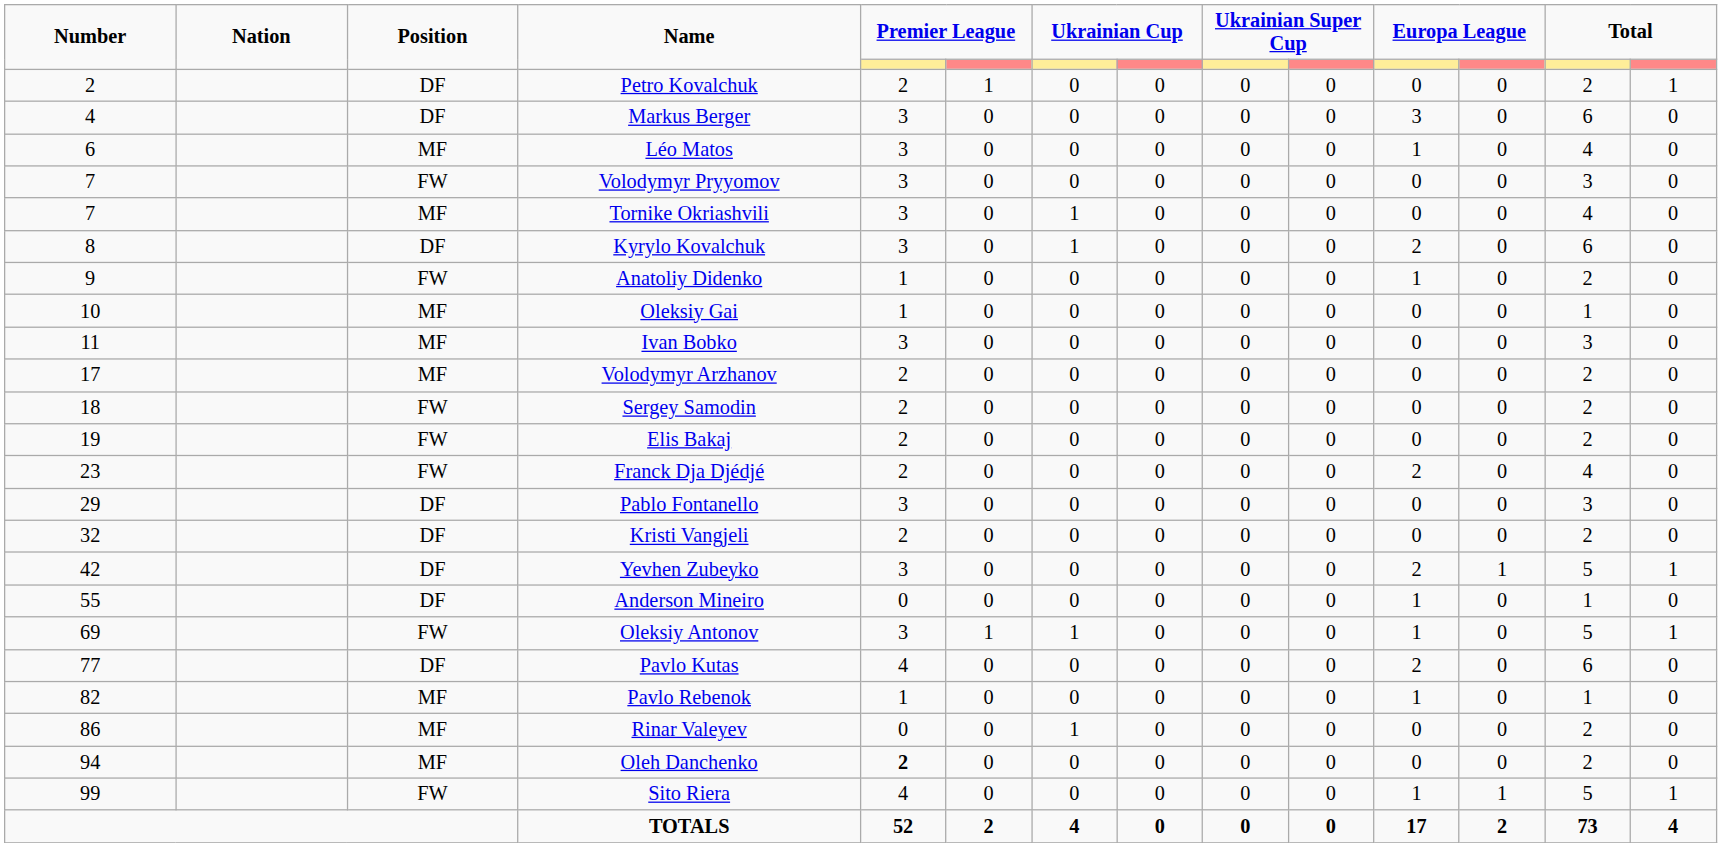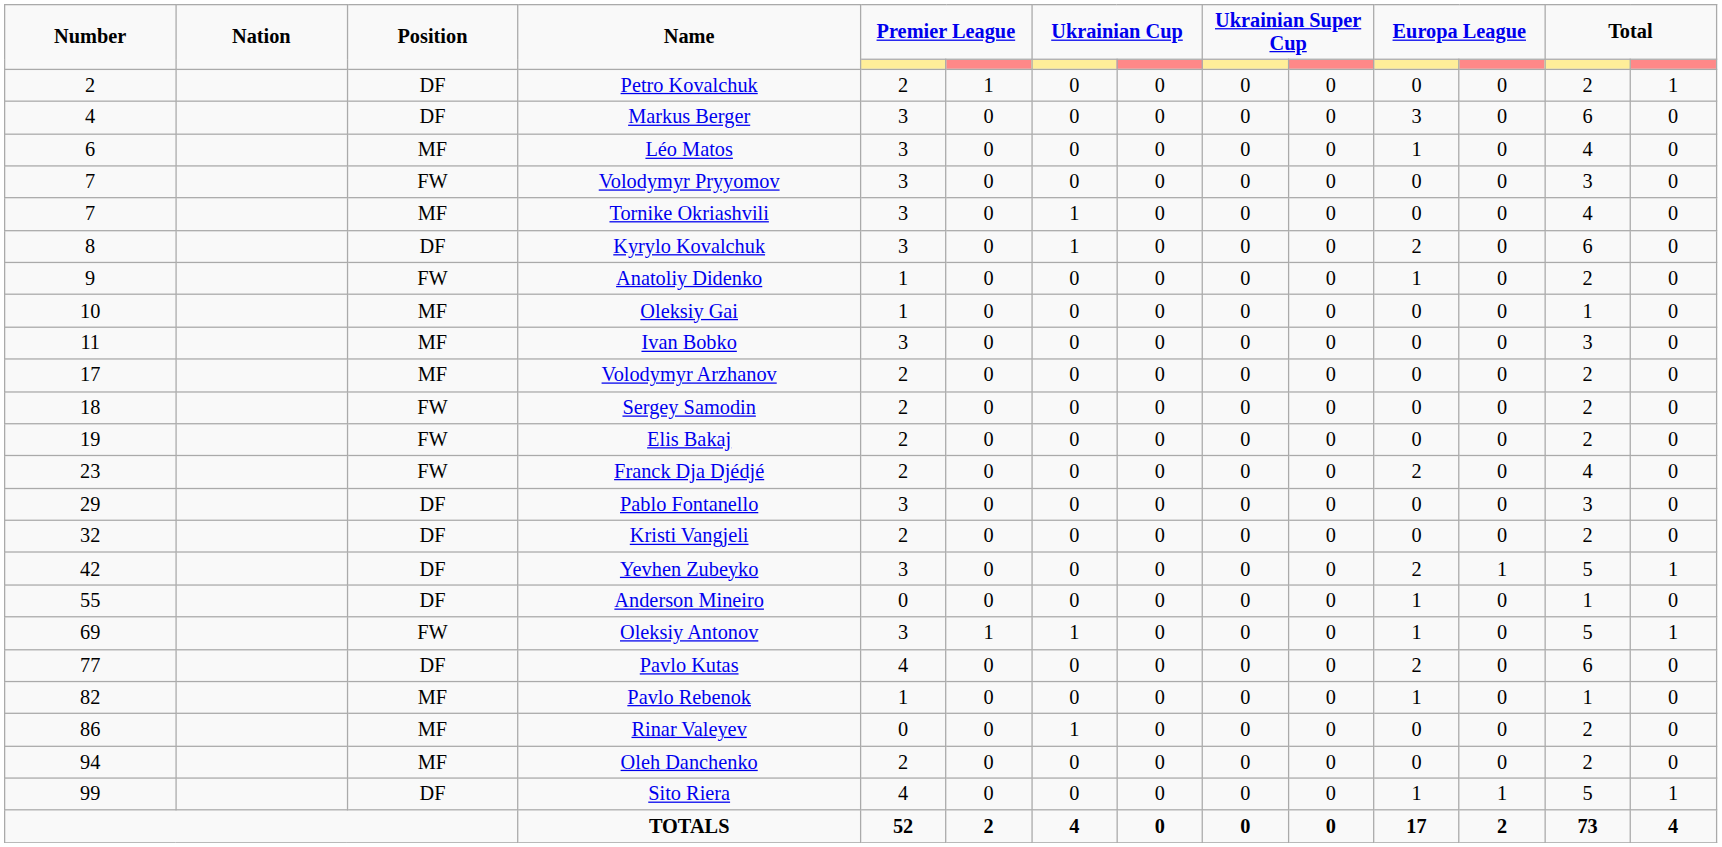(903, 761) bold -> (903, 761) normal
(432, 794) FW -> (432, 794) DF
